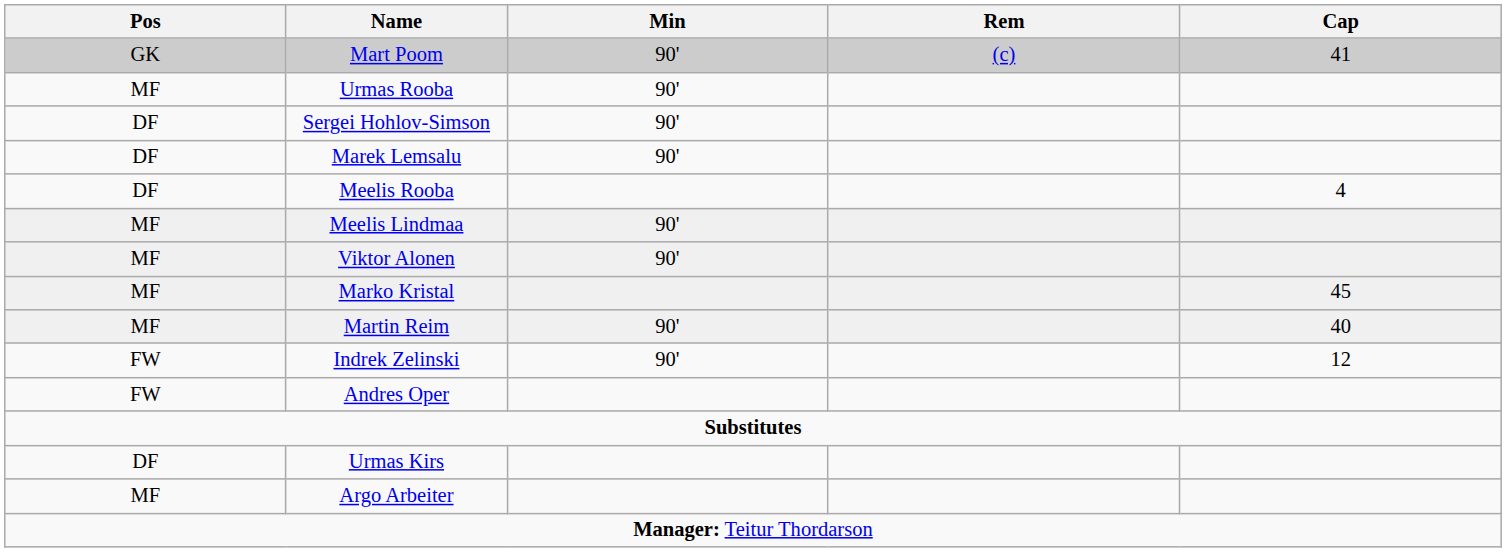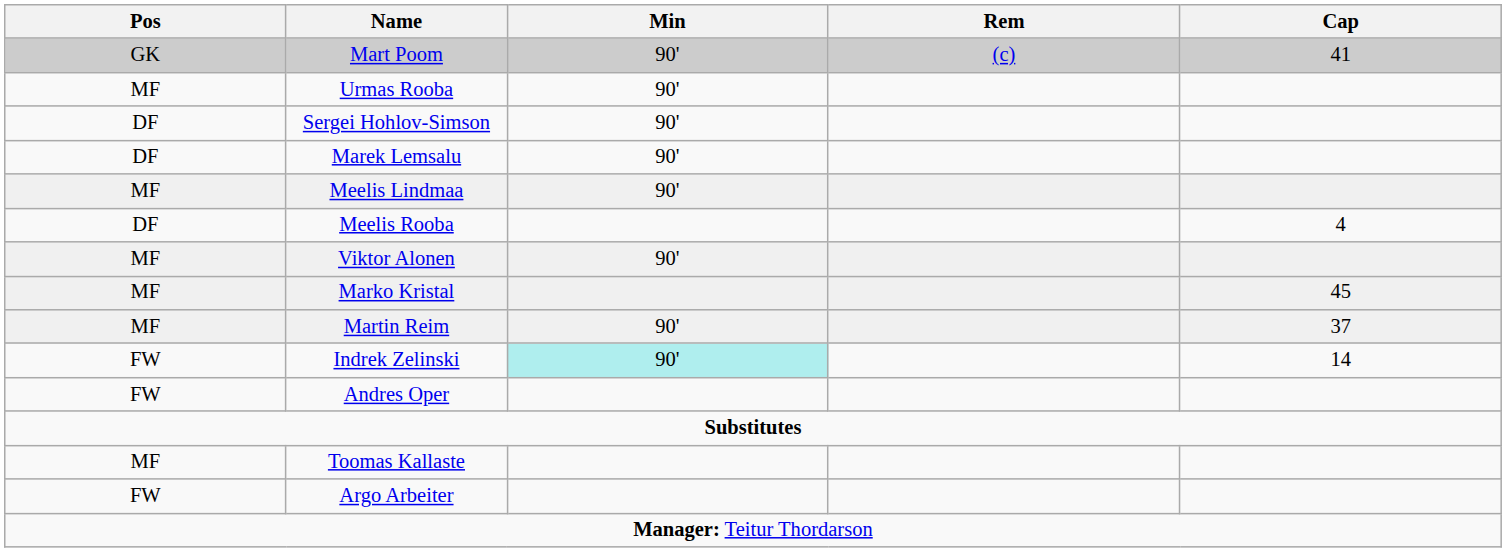rows swapped: (396, 190) <-> (396, 224)
(1341, 325) 40 -> (1341, 325) 37
(667, 359) no background -> (667, 359) paleturquoise background
(1341, 359) 12 -> (1341, 359) 14
- row: (396, 461)
+ row: (396, 461)
(145, 495) MF -> (145, 495) FW
